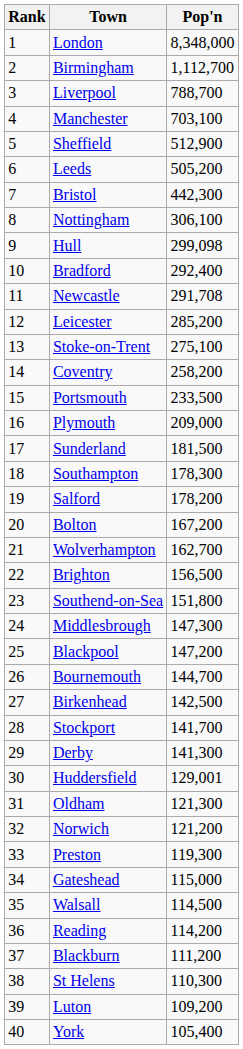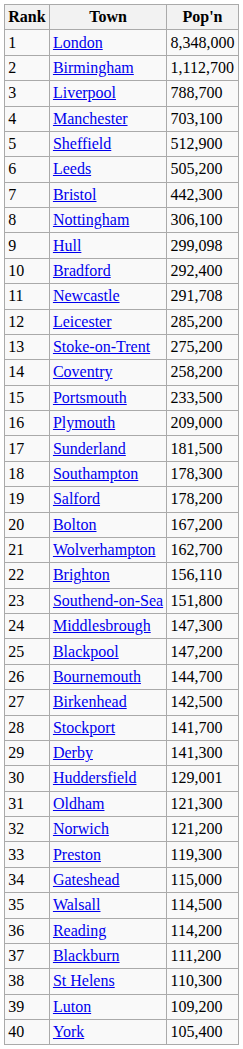(196, 347) 275,100 -> (196, 347) 275,200
(196, 575) 156,500 -> (196, 575) 156,110
